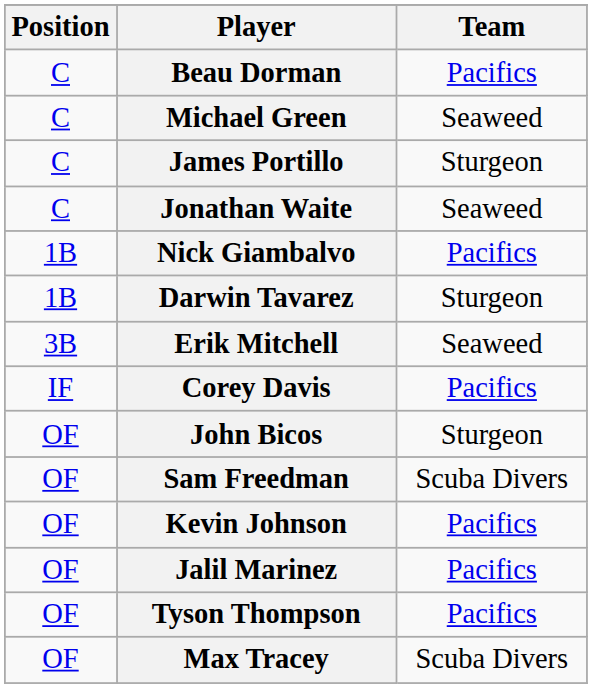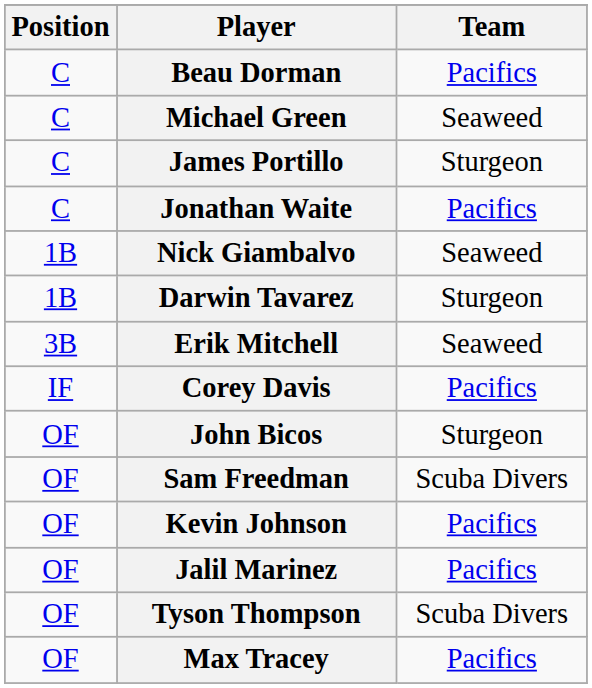(492, 207) Seaweed -> (492, 207) Pacifics
(492, 252) Pacifics -> (492, 252) Seaweed
(492, 614) Pacifics -> (492, 614) Scuba Divers
(492, 659) Scuba Divers -> (492, 659) Pacifics
